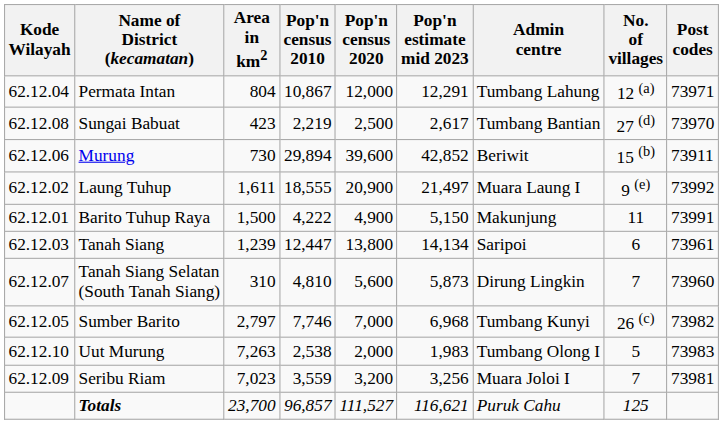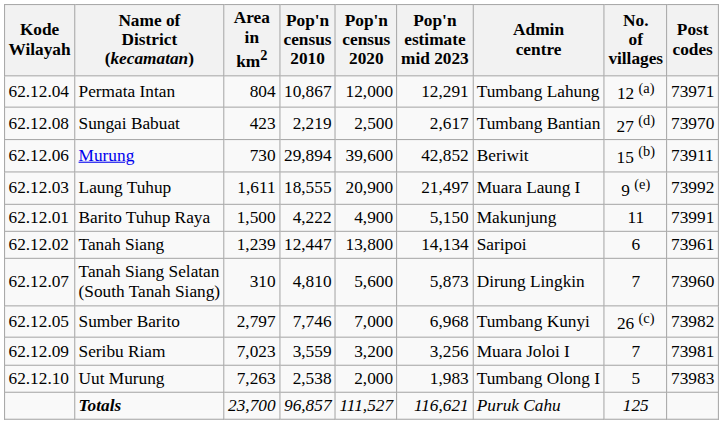(39, 187) 62.12.02 -> (39, 187) 62.12.03
(39, 244) 62.12.03 -> (39, 244) 62.12.02
rows swapped: (122, 378) <-> (122, 351)
